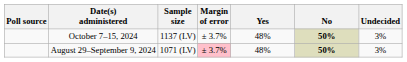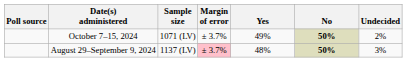(178, 36) 1137 (LV) -> (178, 36) 1071 (LV)
(263, 36) 48% -> (263, 36) 49%
(380, 36) 3% -> (380, 36) 2%
(178, 50) 1071 (LV) -> (178, 50) 1137 (LV)
